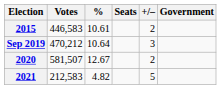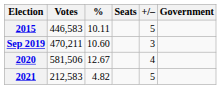(98, 28) 10.61 -> (99, 28) 10.11
(153, 28) 2 -> (153, 28) 5
(66, 44) 470,212 -> (66, 44) 470,211
(98, 44) 10.64 -> (98, 44) 10.60
(66, 60) 581,507 -> (66, 60) 581,506
(153, 60) 2 -> (153, 60) 4
